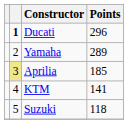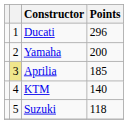(16, 32) bold -> (16, 32) normal
(98, 51) 289 -> (98, 51) 200
(98, 89) 141 -> (98, 89) 140
